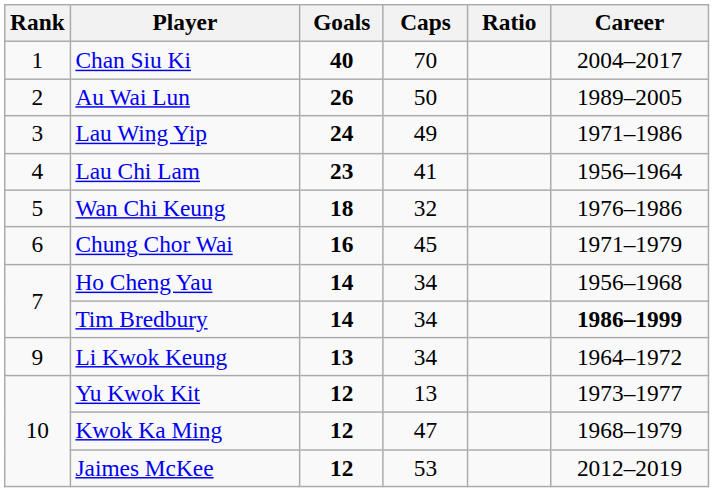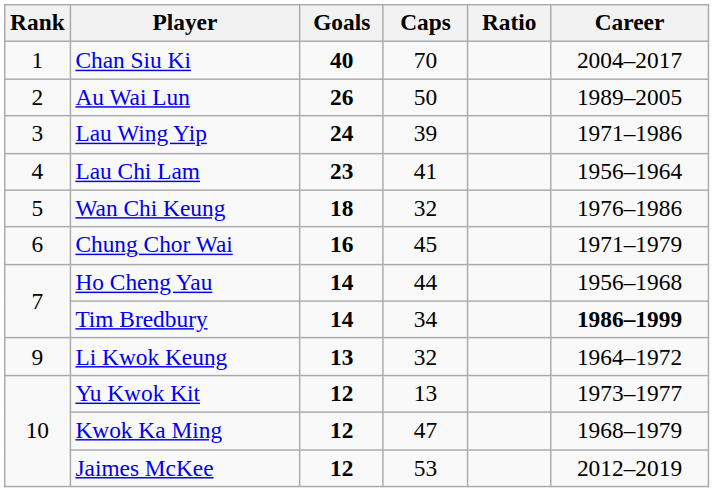(425, 134) 49 -> (425, 134) 39
(425, 282) 34 -> (425, 282) 44
(425, 356) 34 -> (425, 356) 32
